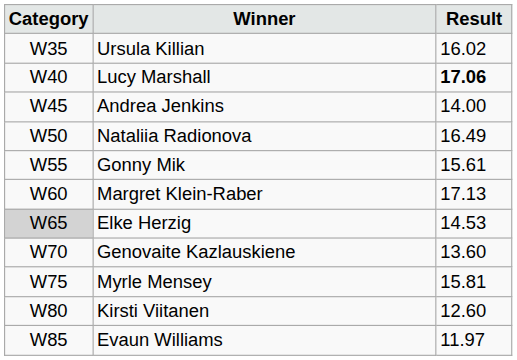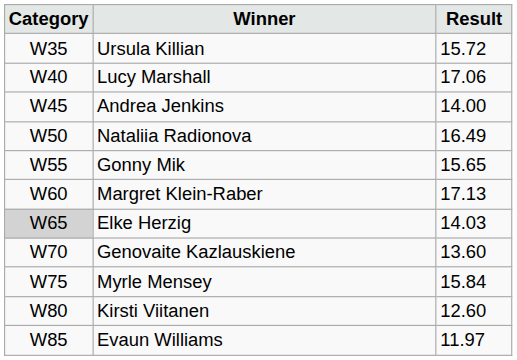(463, 48) 16.02 -> (463, 48) 15.72
(463, 77) bold -> (463, 77) normal
(463, 164) 15.61 -> (463, 164) 15.65
(463, 223) 14.53 -> (463, 223) 14.03
(463, 281) 15.81 -> (463, 281) 15.84
